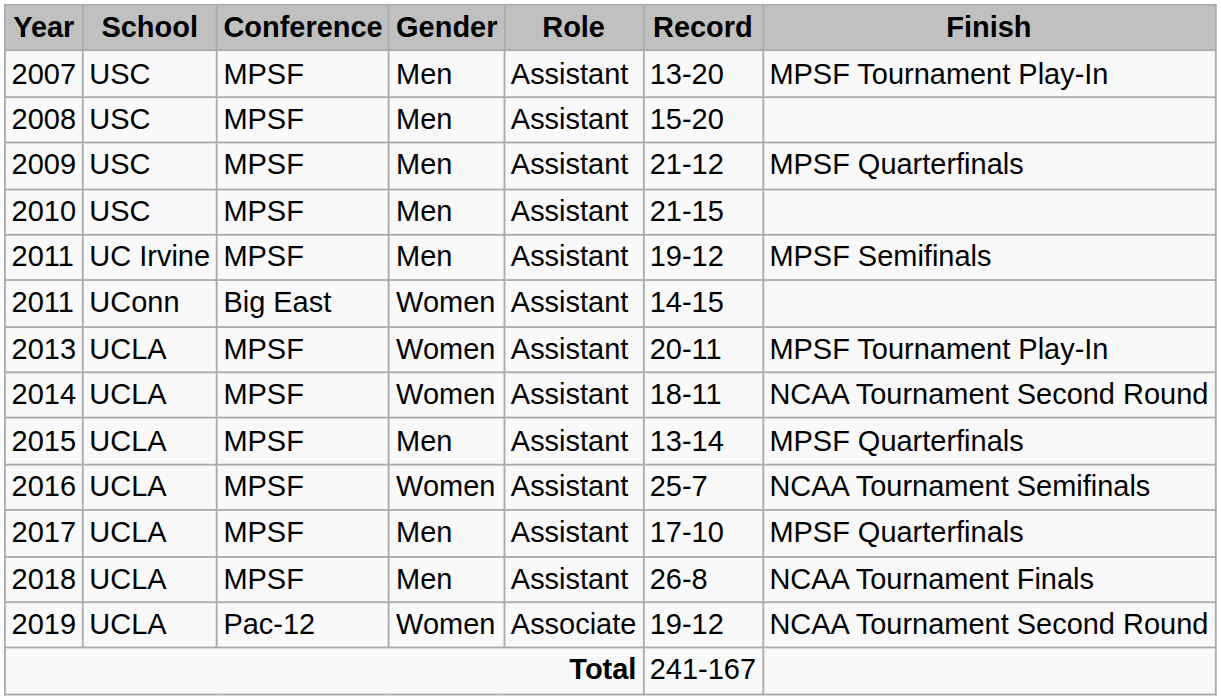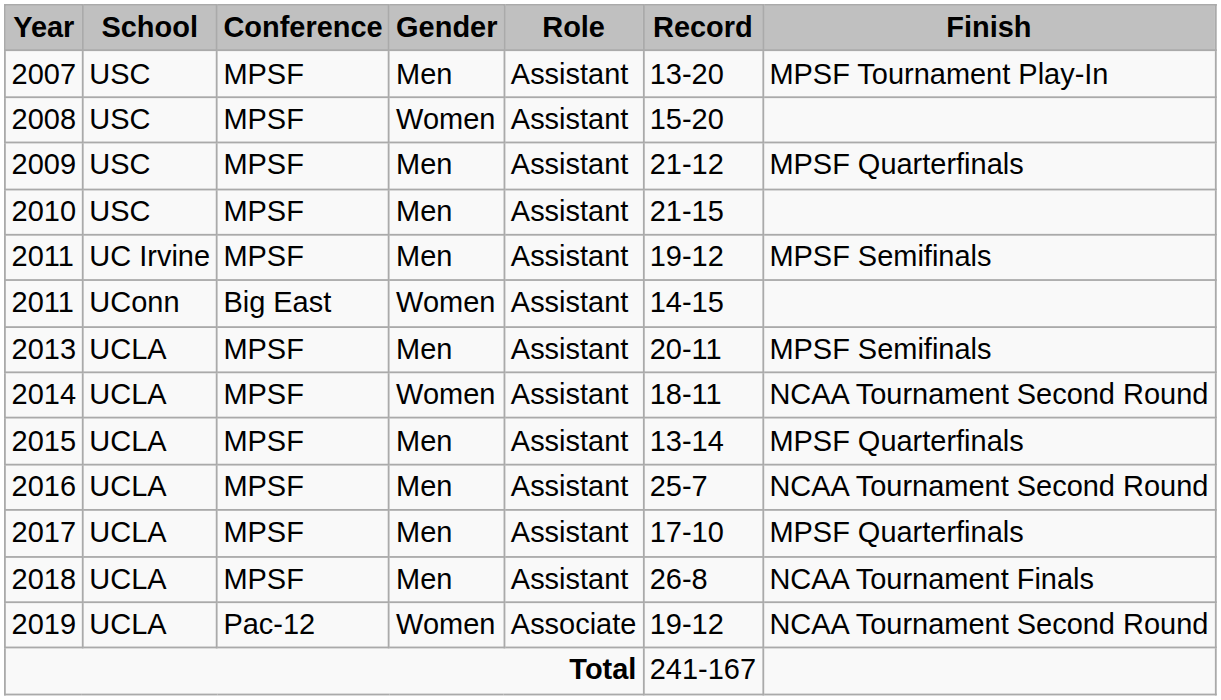(424, 119) Men -> (446, 119) Women
(446, 348) Women -> (424, 348) Men
(939, 348) MPSF Tournament Play-In -> (880, 348) MPSF Semifinals
(446, 486) Women -> (424, 486) Men
(960, 486) NCAA Tournament Semifinals -> (989, 486) NCAA Tournament Second Round
